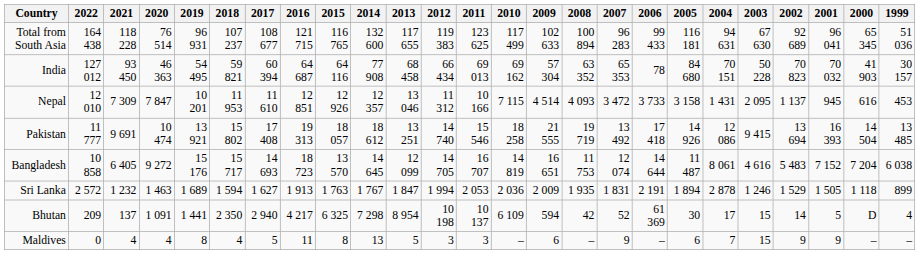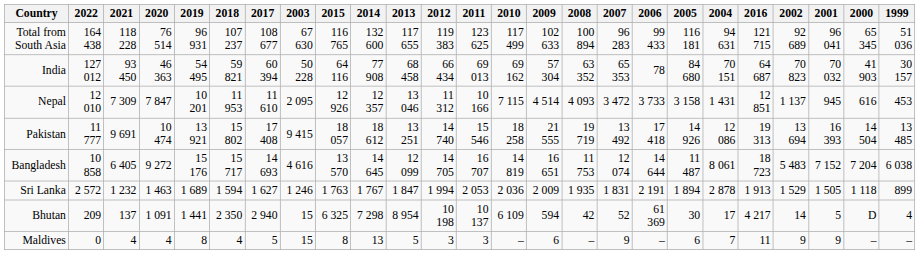columns swapped: (298, 13) <-> (756, 13)
